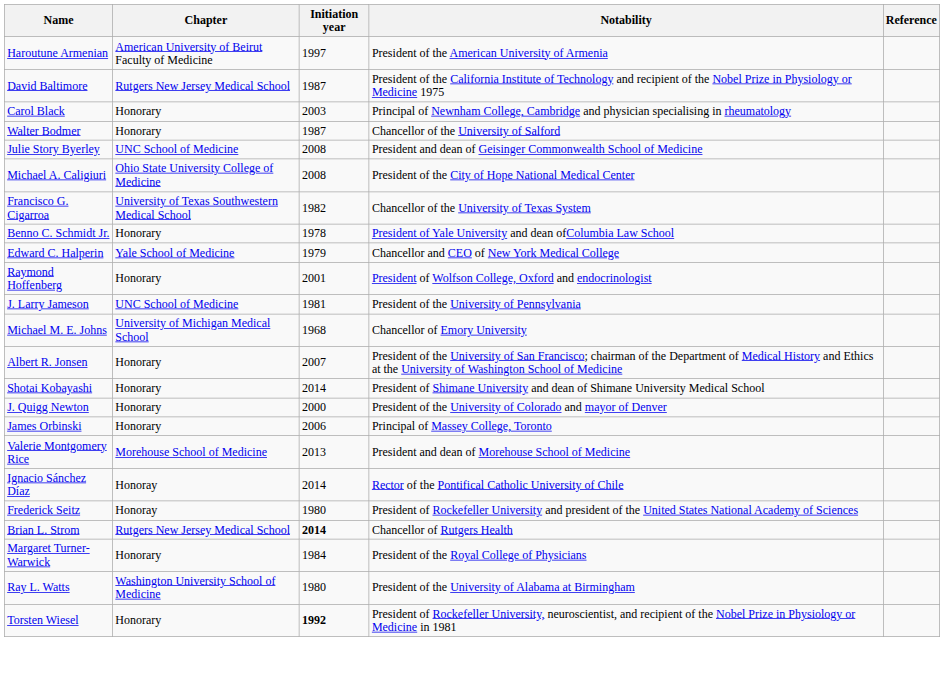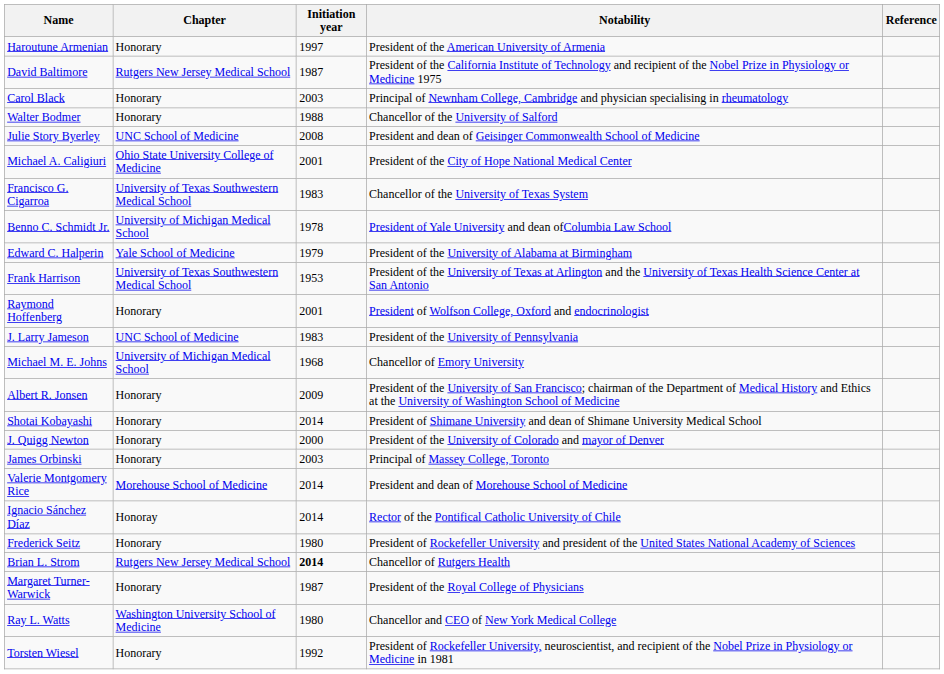(189, 53) American University of Beirut Faculty of Medicine -> (139, 46) Honorary
(314, 130) 1987 -> (311, 117) 1988
(314, 175) 2008 -> (311, 161) 2001
(314, 207) 1982 -> (311, 194) 1983
(138, 233) Honorary -> (193, 227) University of Michigan Medical School
(496, 252) Chancellor and CEO of New York Medical College -> (501, 252) President of the University of Alabama at Birmingham
+ row: (44, 278)
(314, 304) 1981 -> (311, 336) 1983
(314, 362) 2007 -> (311, 395) 2009
(314, 426) 2006 -> (311, 459) 2003
(314, 452) 2013 -> (311, 484) 2014
(136, 510) Honoray -> (139, 543) Honorary
(314, 555) 1984 -> (311, 587) 1987
(503, 587) President of the University of Alabama at Birmingham -> (493, 620) Chancellor and CEO of New York Medical College
(314, 620) bold -> (311, 653) normal
